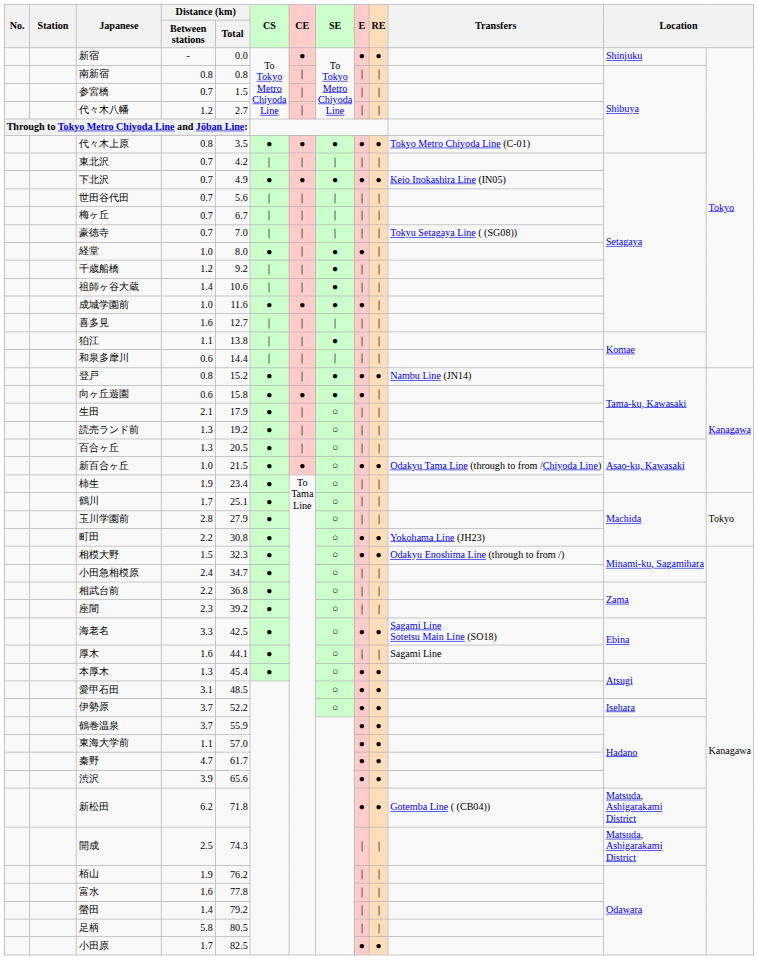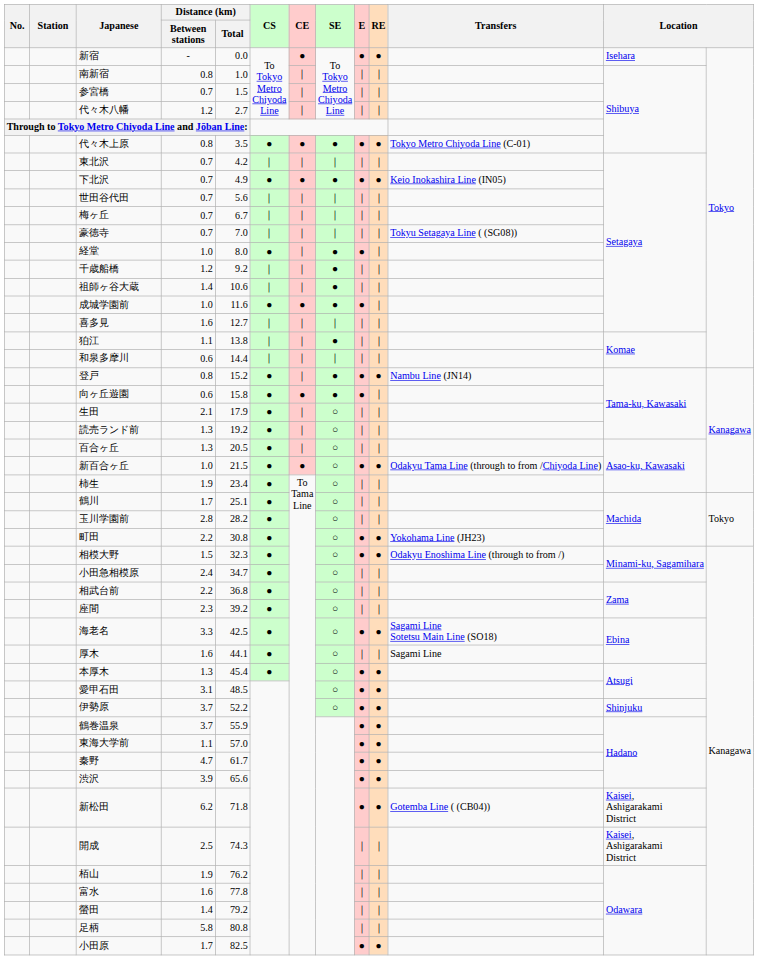(624, 56) Shinjuku -> (620, 56) Isehara
(241, 74) 0.8 -> (241, 74) 1.0
(239, 519) 27.9 -> (239, 519) 28.2
(620, 707) Isehara -> (624, 707) Shinjuku
(634, 807) Matsuda, Ashigarakami District -> (634, 807) Kaisei, Ashigarakami District
(634, 846) Matsuda, Ashigarakami District -> (634, 846) Kaisei, Ashigarakami District
(239, 928) 80.5 -> (239, 928) 80.8
